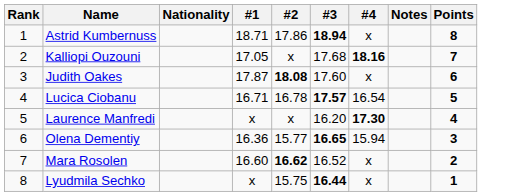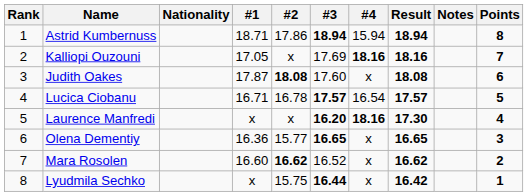+ column: (411, 14)
(369, 35) x -> (369, 35) 15.94
(330, 56) 17.68 -> (330, 56) 17.69
(330, 118) normal -> (330, 118) bold
(369, 118) 17.30 -> (369, 118) 18.16
(369, 139) 15.94 -> (369, 139) x
